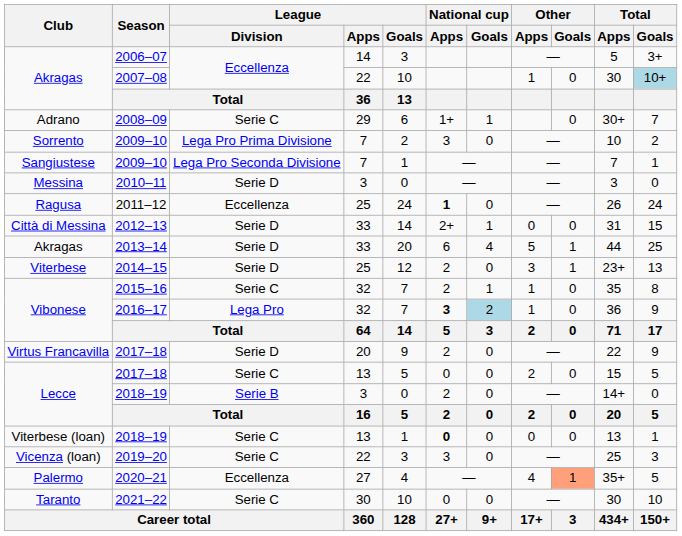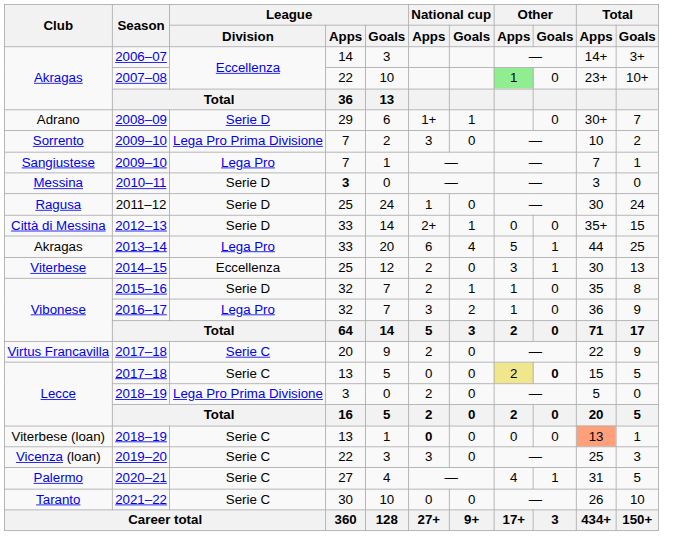(614, 57) 5 -> (596, 57) 14+
(532, 78) no background -> (514, 78) lightgreen background
(614, 78) 30 -> (596, 78) 23+
(655, 78) lightblue background -> (637, 78) no background
(257, 120) Serie C -> (248, 120) Serie D
(257, 162) Lega Pro Seconda Divisione -> (248, 162) Lega Pro
(363, 183) normal -> (346, 183) bold
(257, 204) Eccellenza -> (248, 204) Serie D
(447, 204) bold -> (429, 204) normal
(614, 204) 26 -> (596, 204) 30
(614, 225) 31 -> (596, 225) 35+
(257, 246) Serie D -> (248, 246) Lega Pro
(257, 267) Serie D -> (248, 267) Eccellenza
(614, 267) 23+ -> (596, 267) 30
(257, 288) Serie C -> (248, 288) Serie D
(447, 309) bold -> (429, 309) normal
(489, 309) lightblue background -> (472, 309) no background
(257, 352) Serie D -> (248, 352) Serie C
(532, 373) no background -> (514, 373) khaki background
(573, 373) normal -> (555, 373) bold
(257, 394) Serie B -> (248, 394) Lega Pro Prima Divisione
(614, 394) 14+ -> (596, 394) 5
(614, 436) no background -> (596, 436) lightsalmon background
(257, 478) Eccellenza -> (248, 478) Serie C
(573, 478) lightsalmon background -> (555, 478) no background
(614, 478) 35+ -> (596, 478) 31
(614, 499) 30 -> (596, 499) 26
